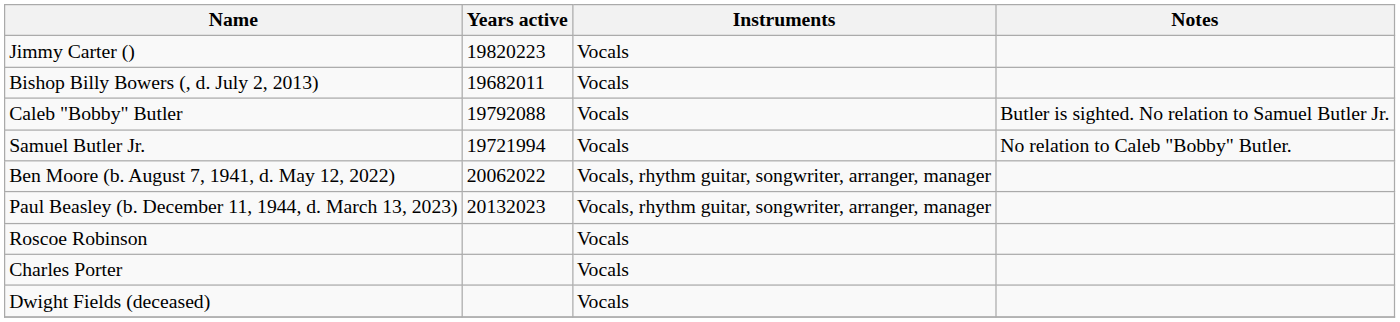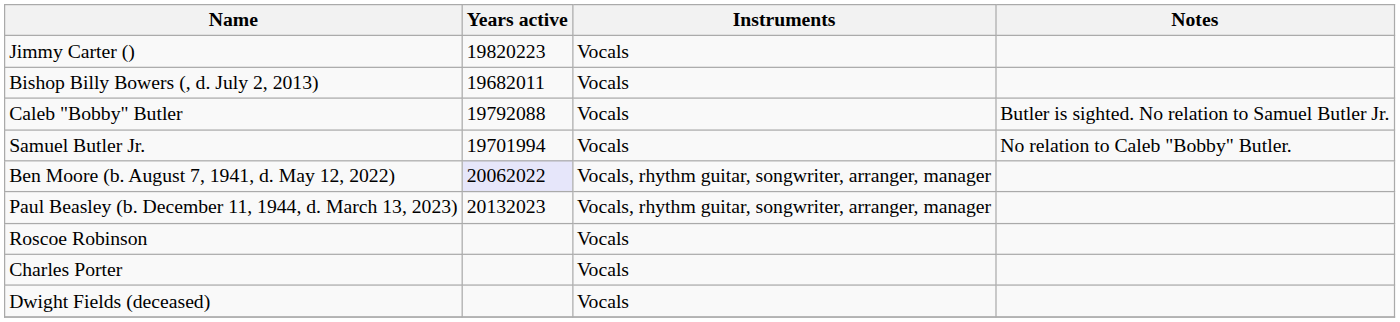(506, 144) 19721994 -> (506, 144) 19701994
(506, 176) no background -> (506, 176) lavender background
